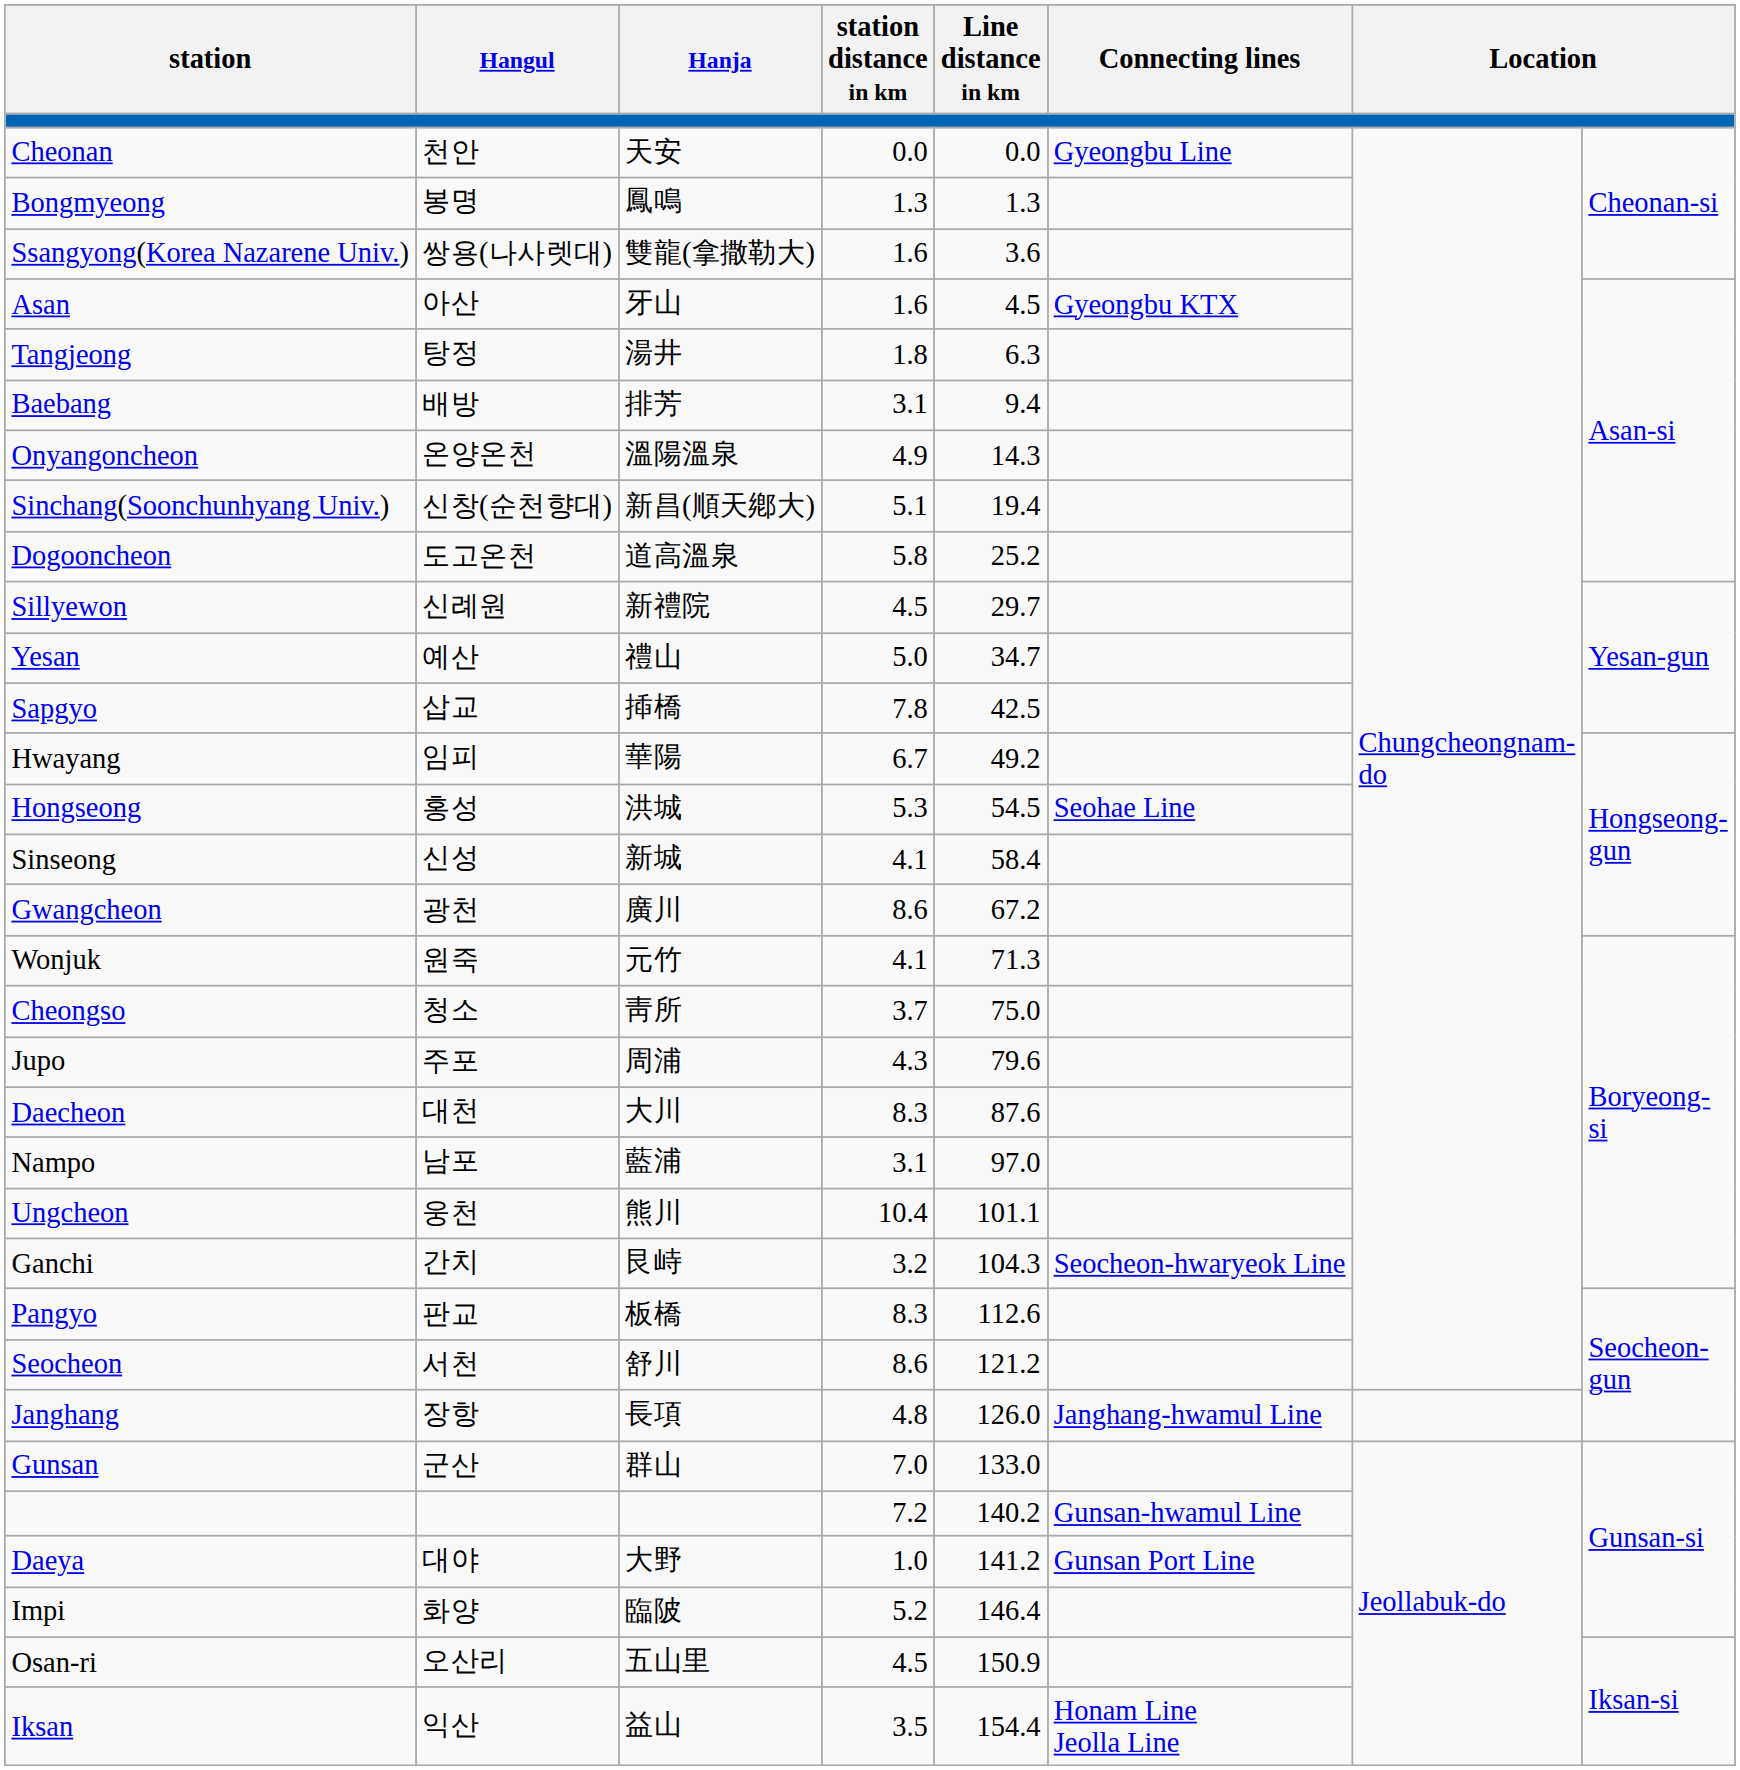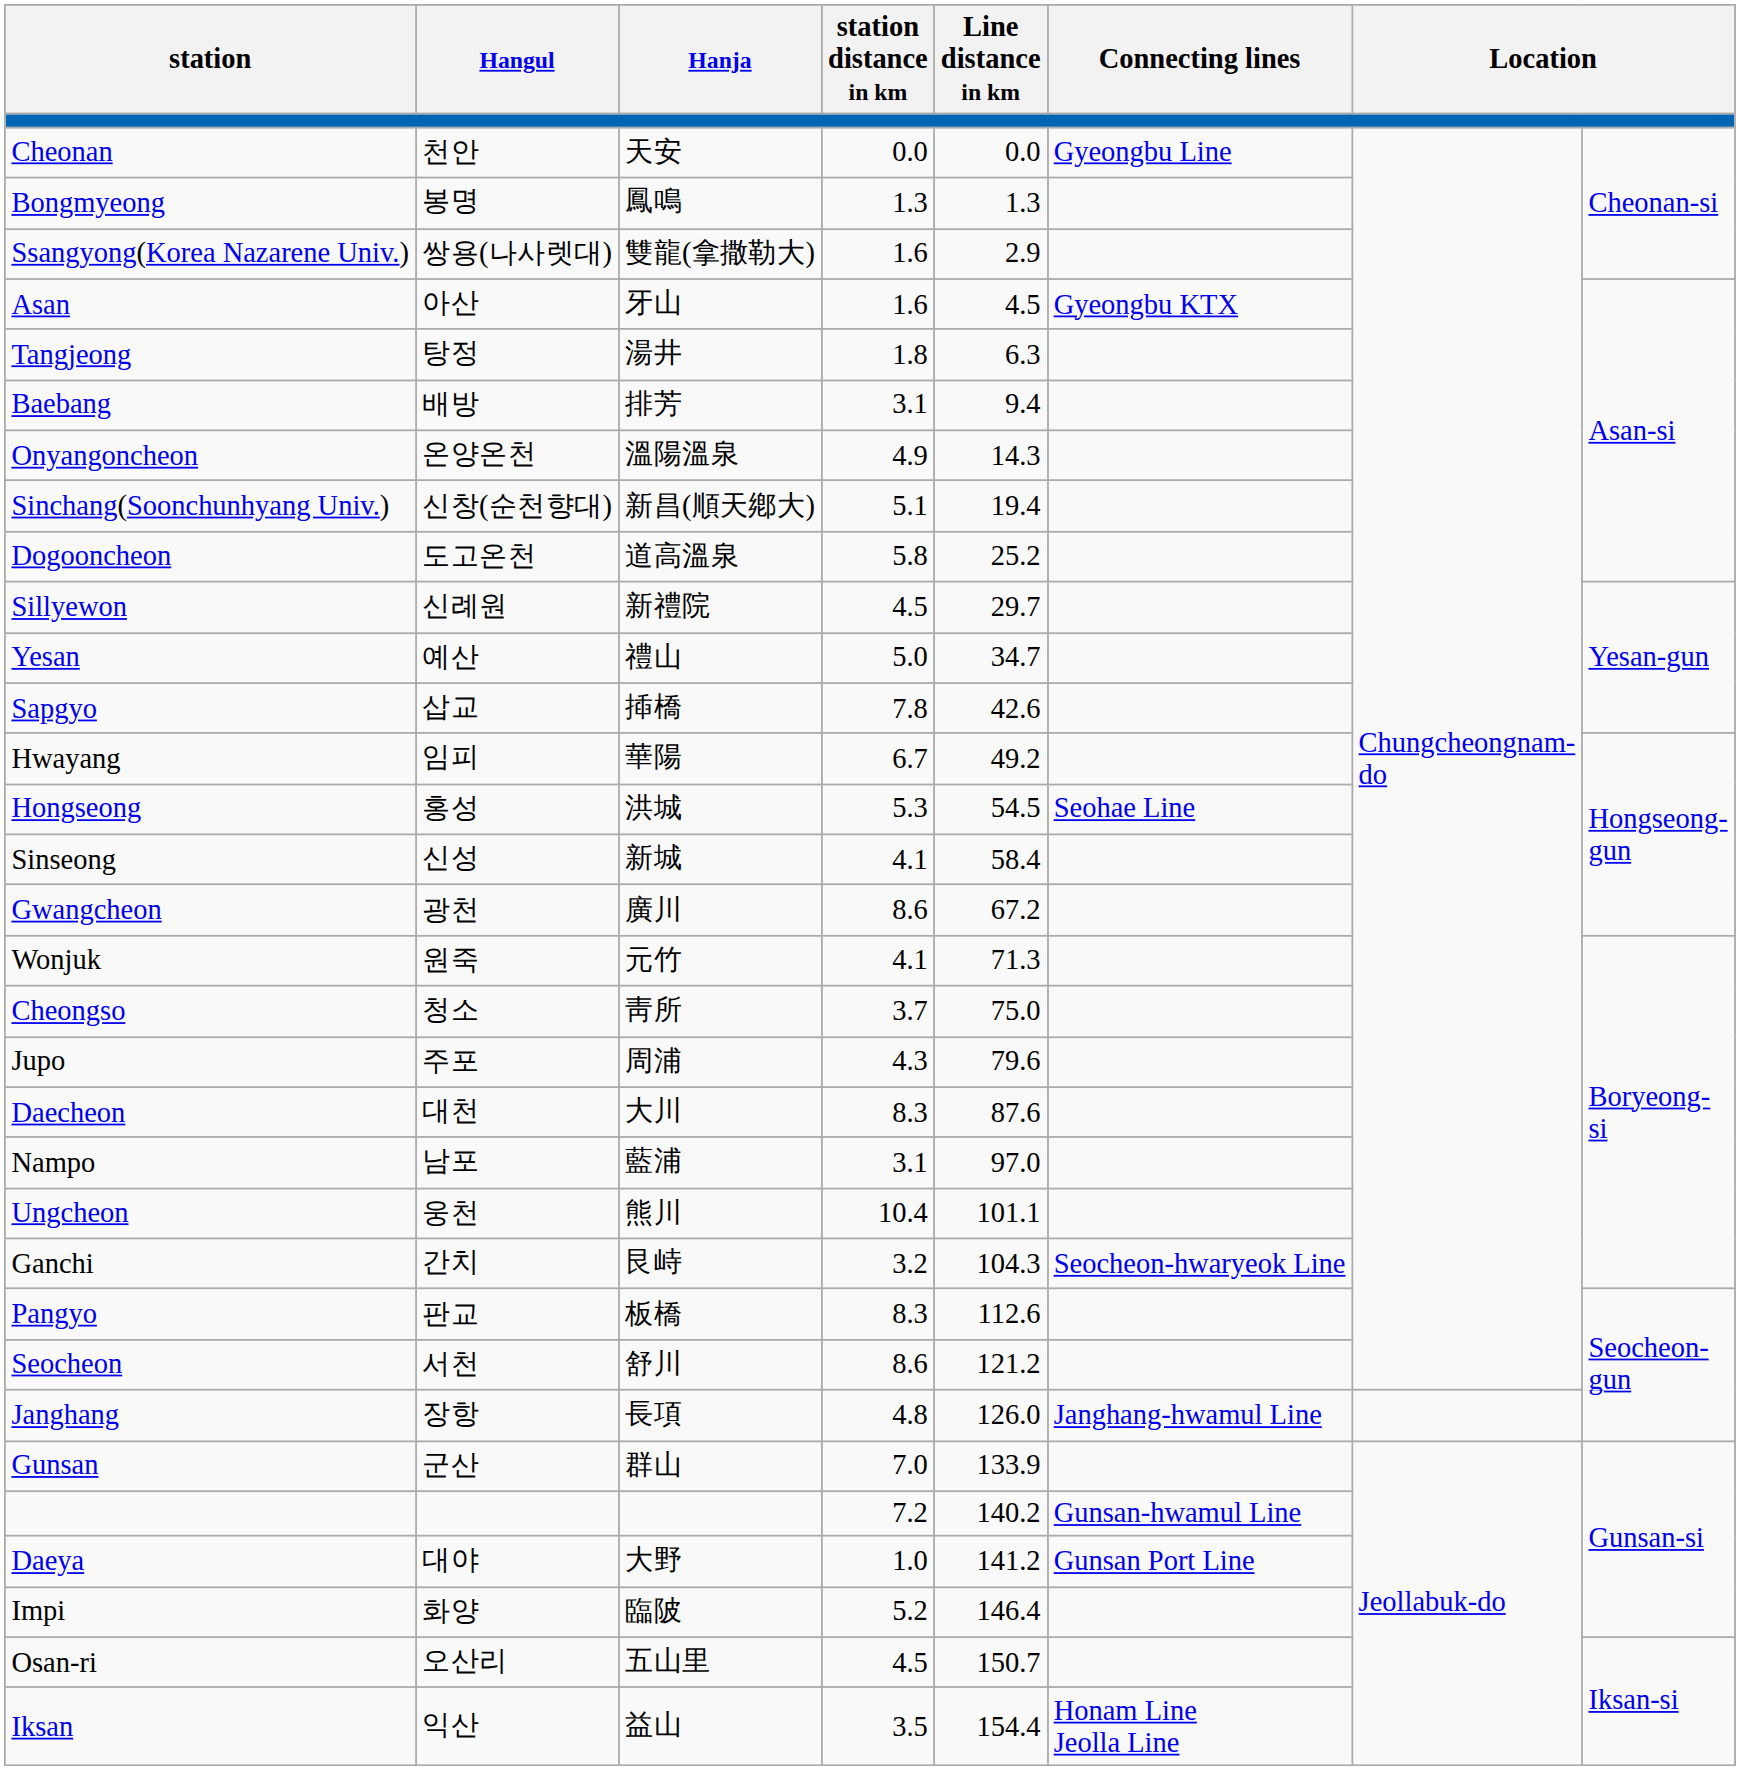(1023, 253) 3.6 -> (1023, 253) 2.9
(1016, 707) 42.5 -> (1016, 707) 42.6
(1009, 1465) 133.0 -> (1009, 1465) 133.9
(1009, 1662) 150.9 -> (1009, 1662) 150.7
